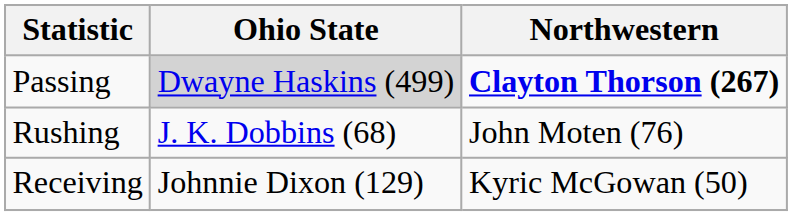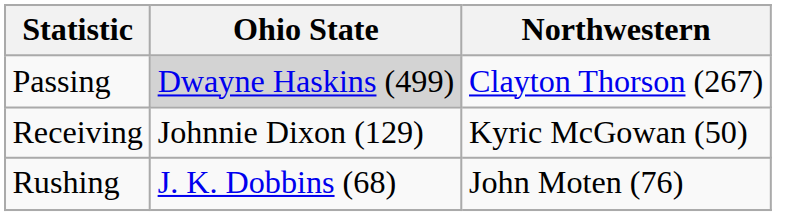(624, 81) bold -> (616, 81) normal
rows swapped: (66, 132) <-> (78, 183)
